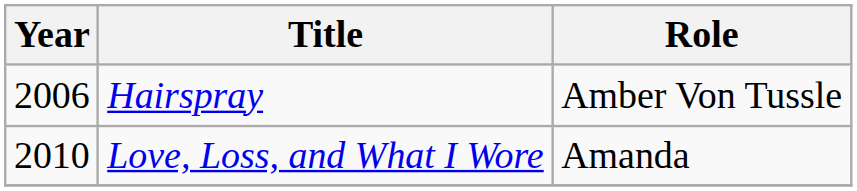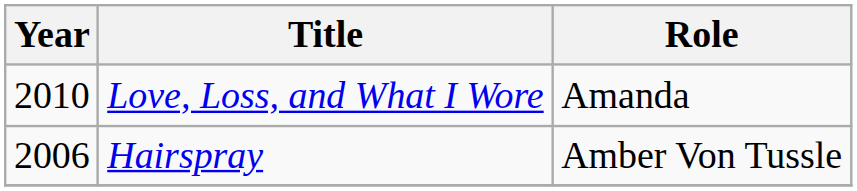rows swapped: (185, 94) <-> (325, 154)
